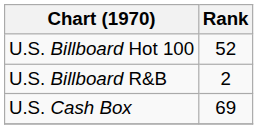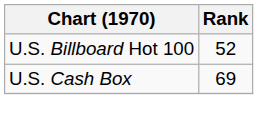- row: (88, 78)
